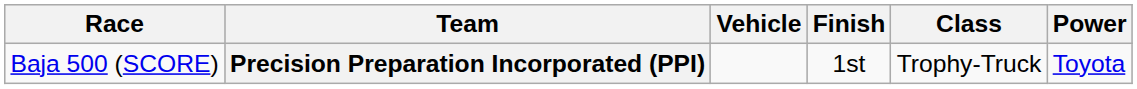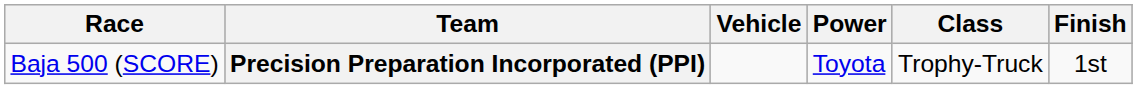columns swapped: (1090, 24) <-> (849, 24)
